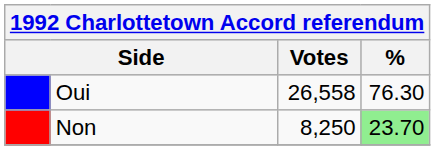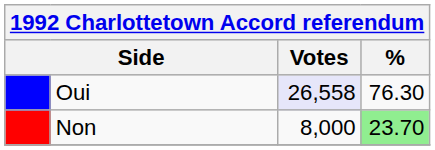(322, 93) no background -> (322, 93) lavender background
(328, 128) 8,250 -> (328, 128) 8,000
